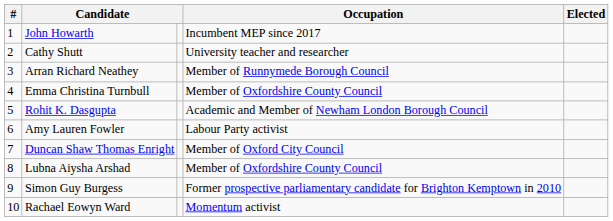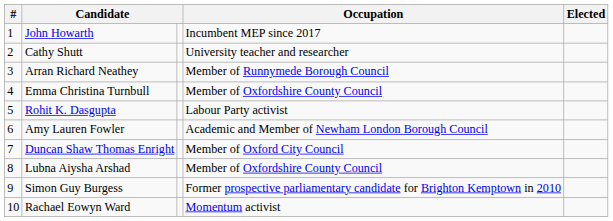(337, 110) Academic and Member of Newham London Borough Council -> (237, 110) Labour Party activist
(237, 129) Labour Party activist -> (337, 129) Academic and Member of Newham London Borough Council
